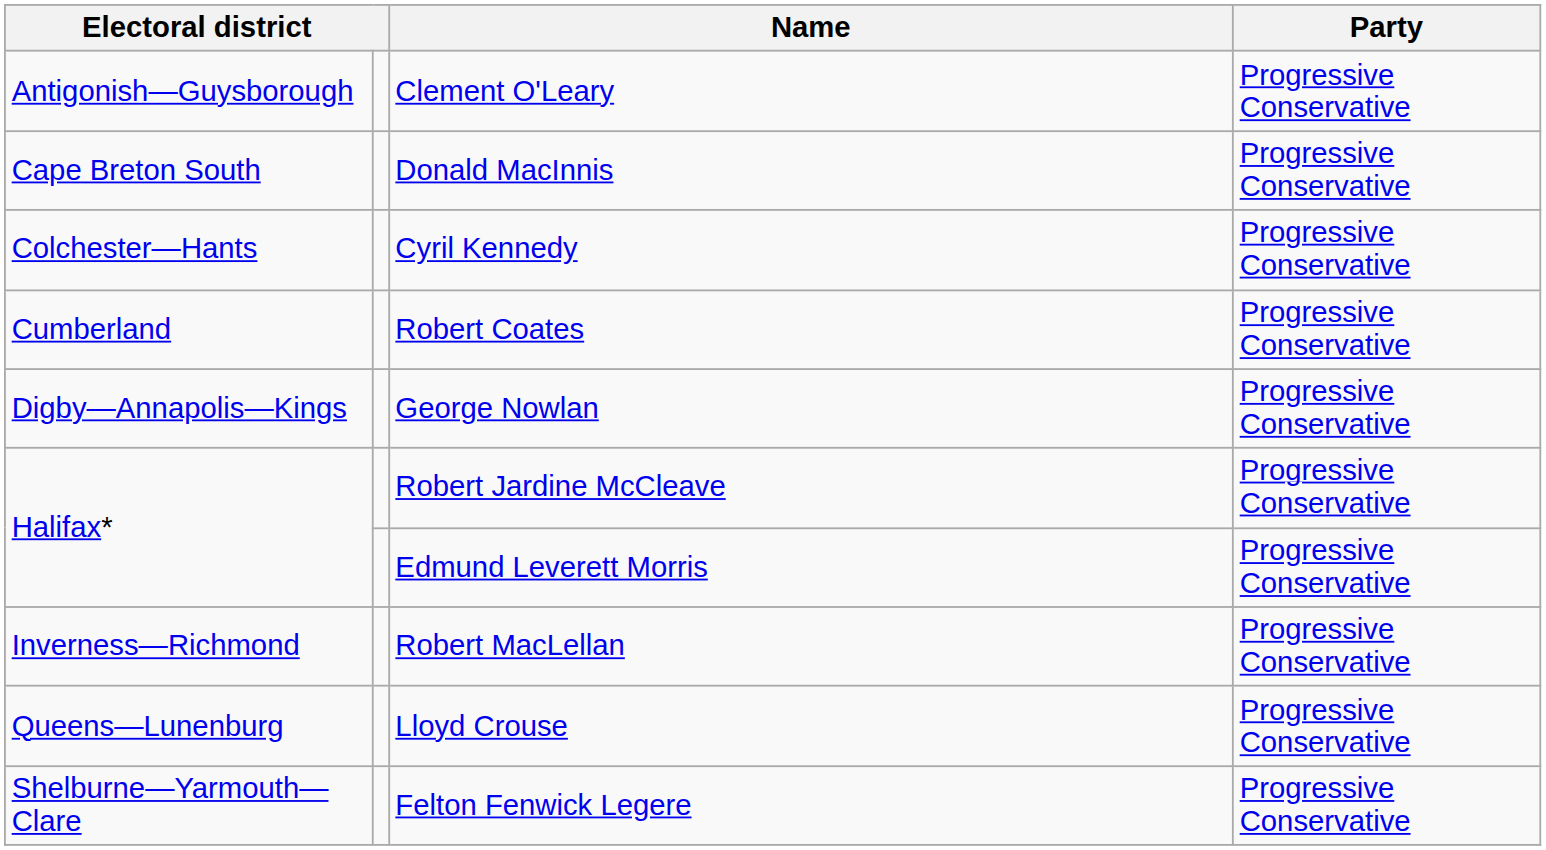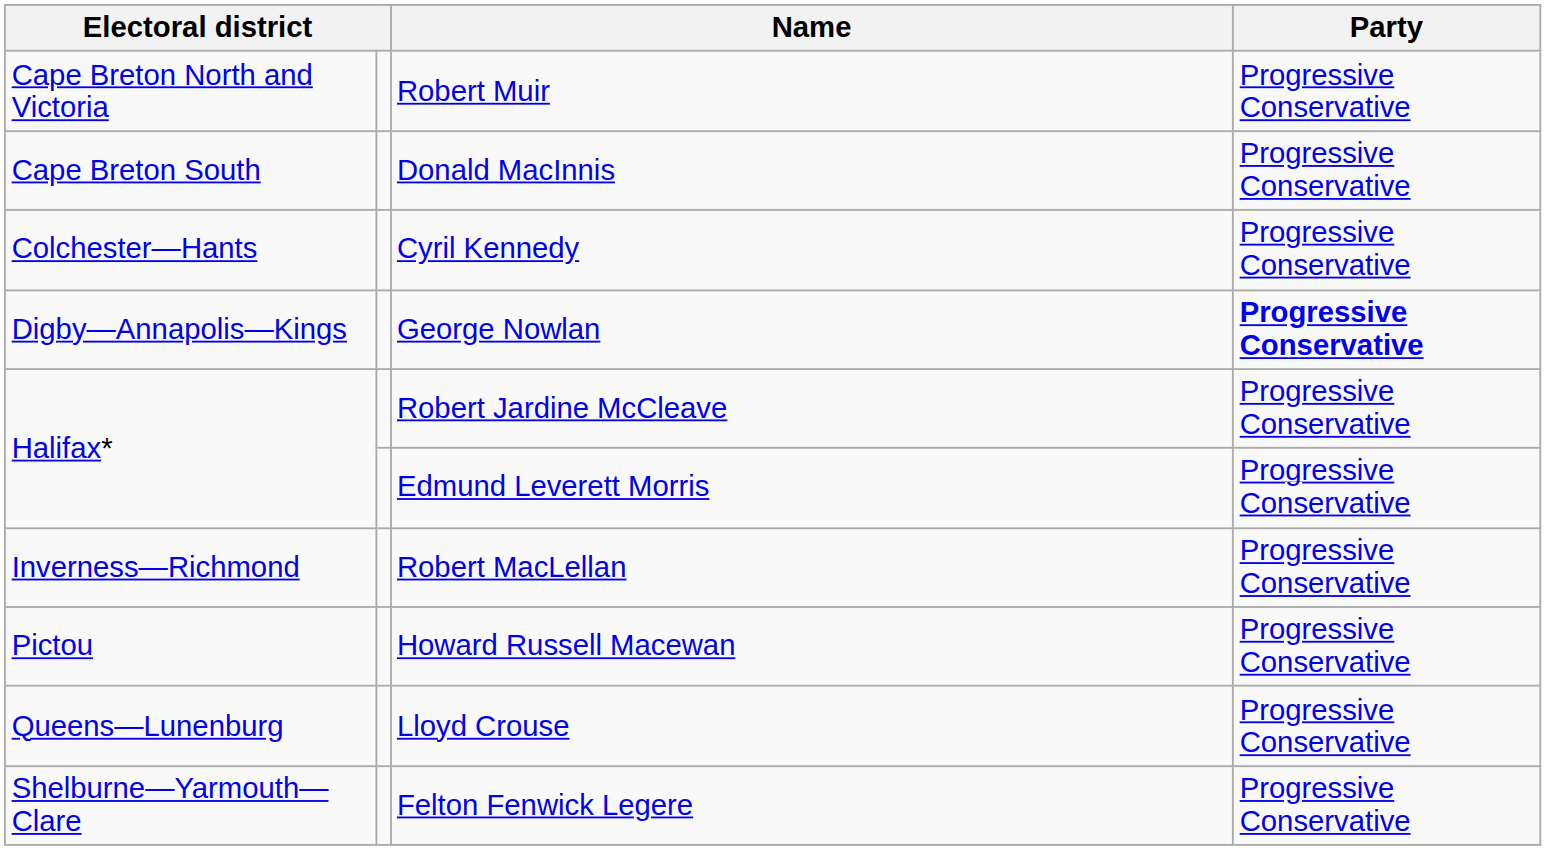- row: (505, 90)
+ row: (473, 90)
- row: (490, 328)
(1325, 408) normal -> (1332, 328) bold
+ row: (566, 646)
